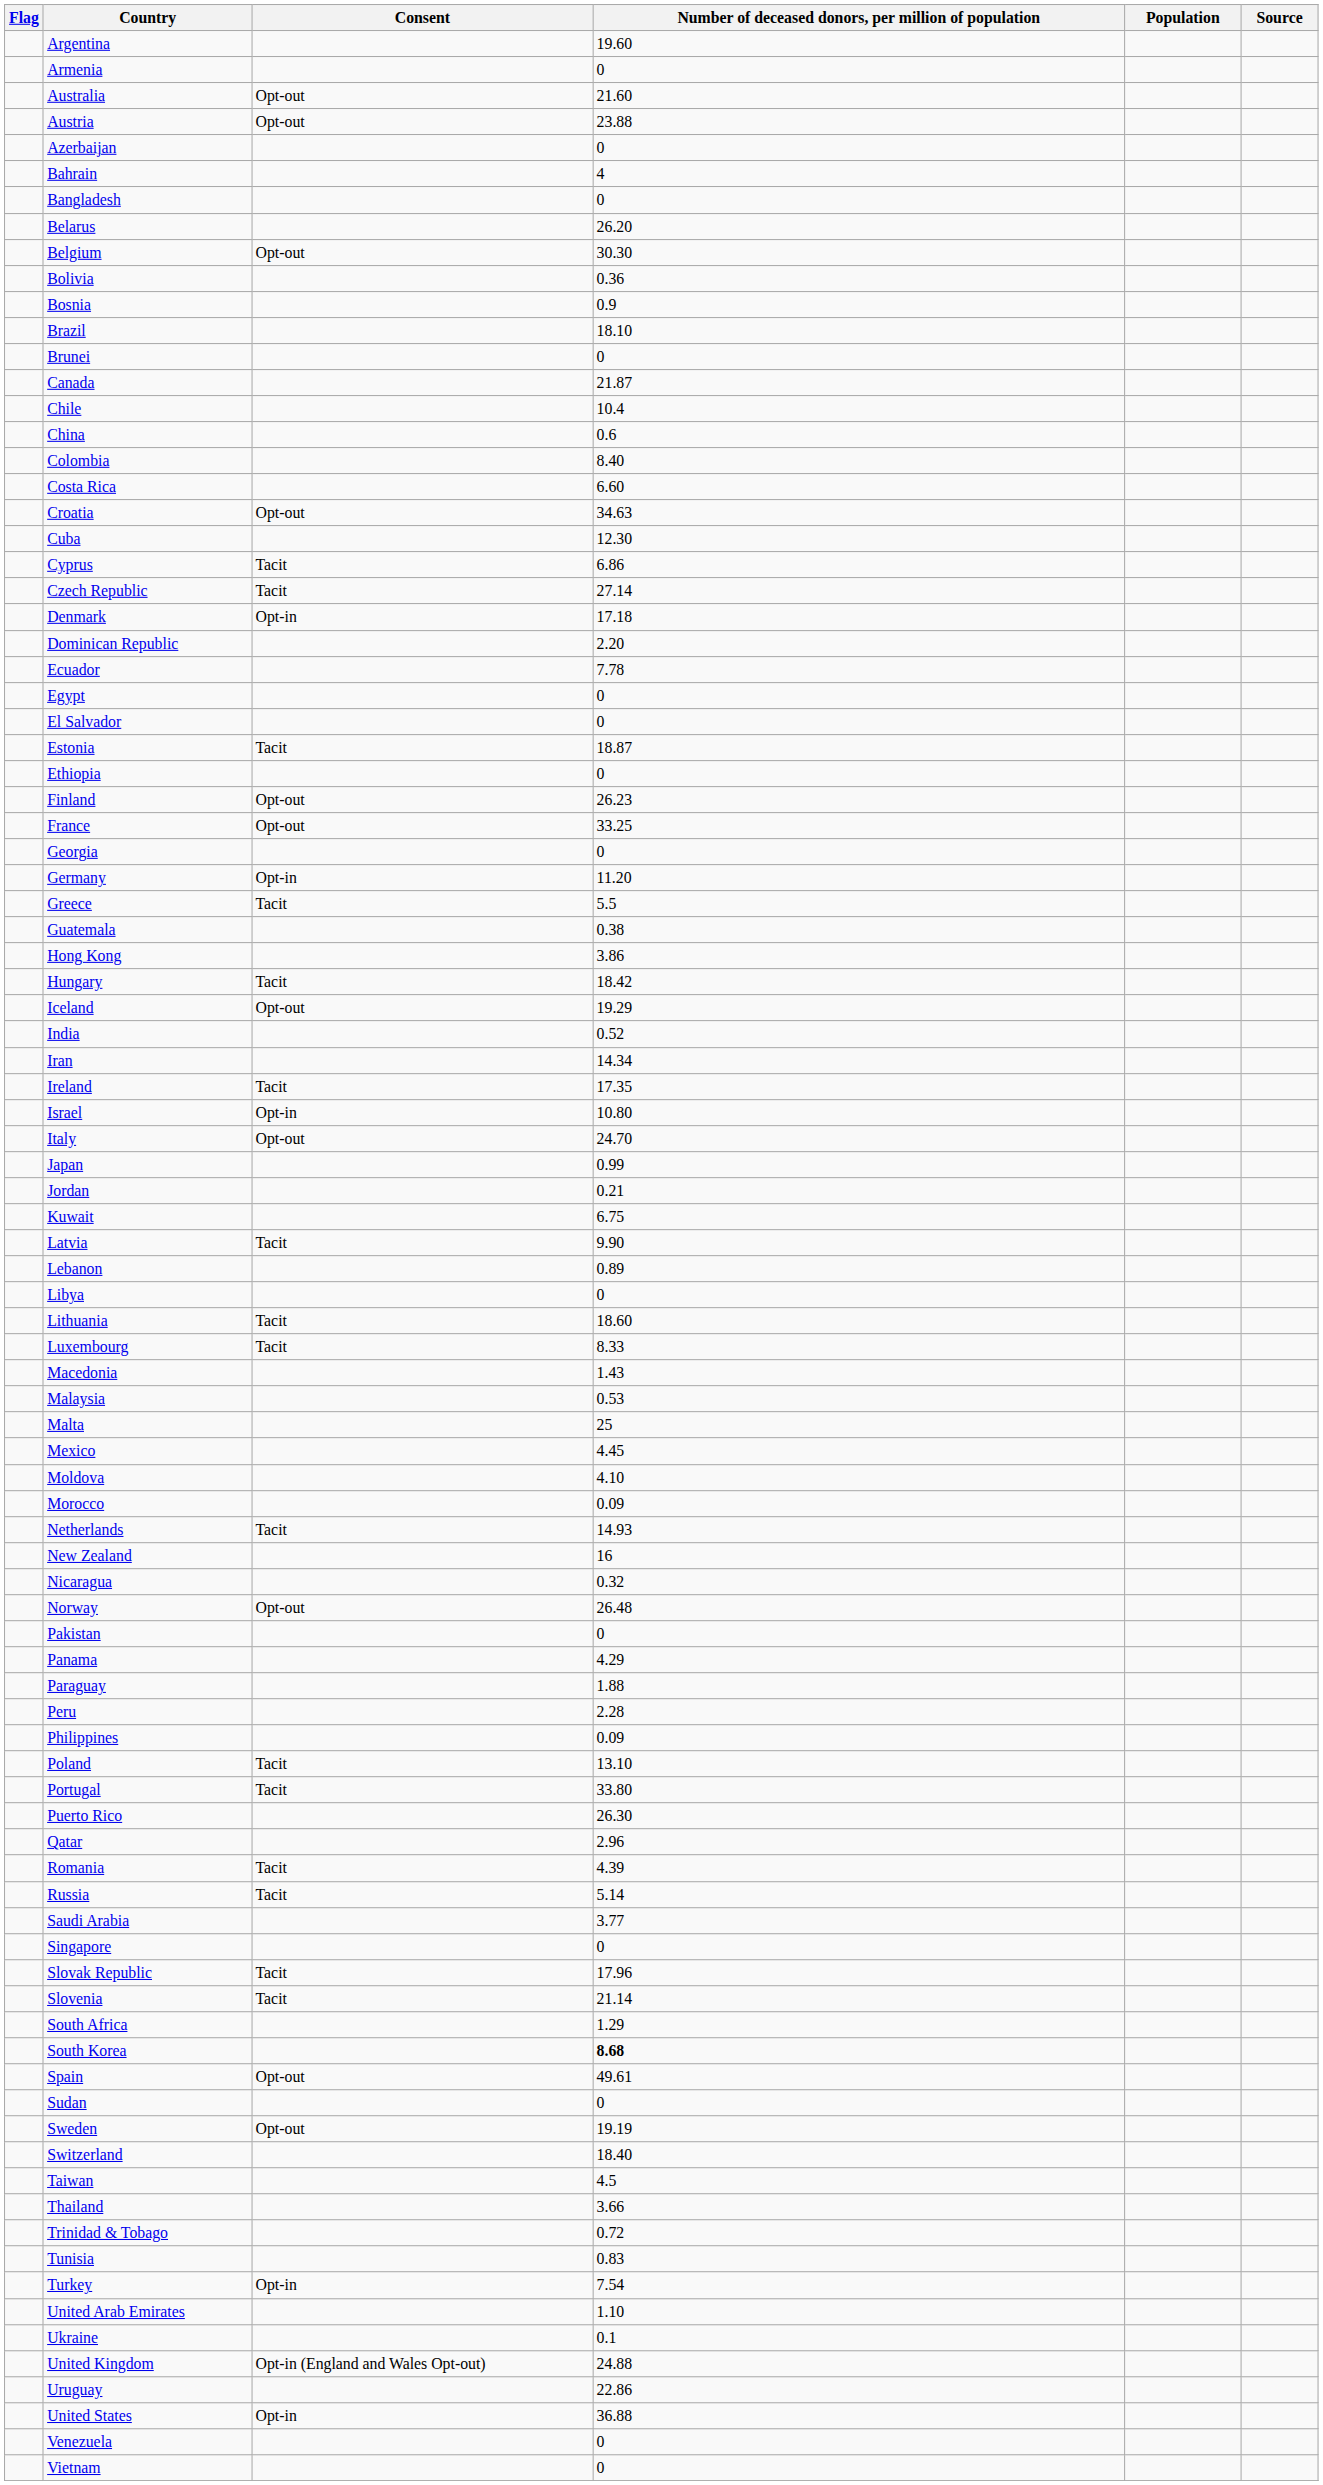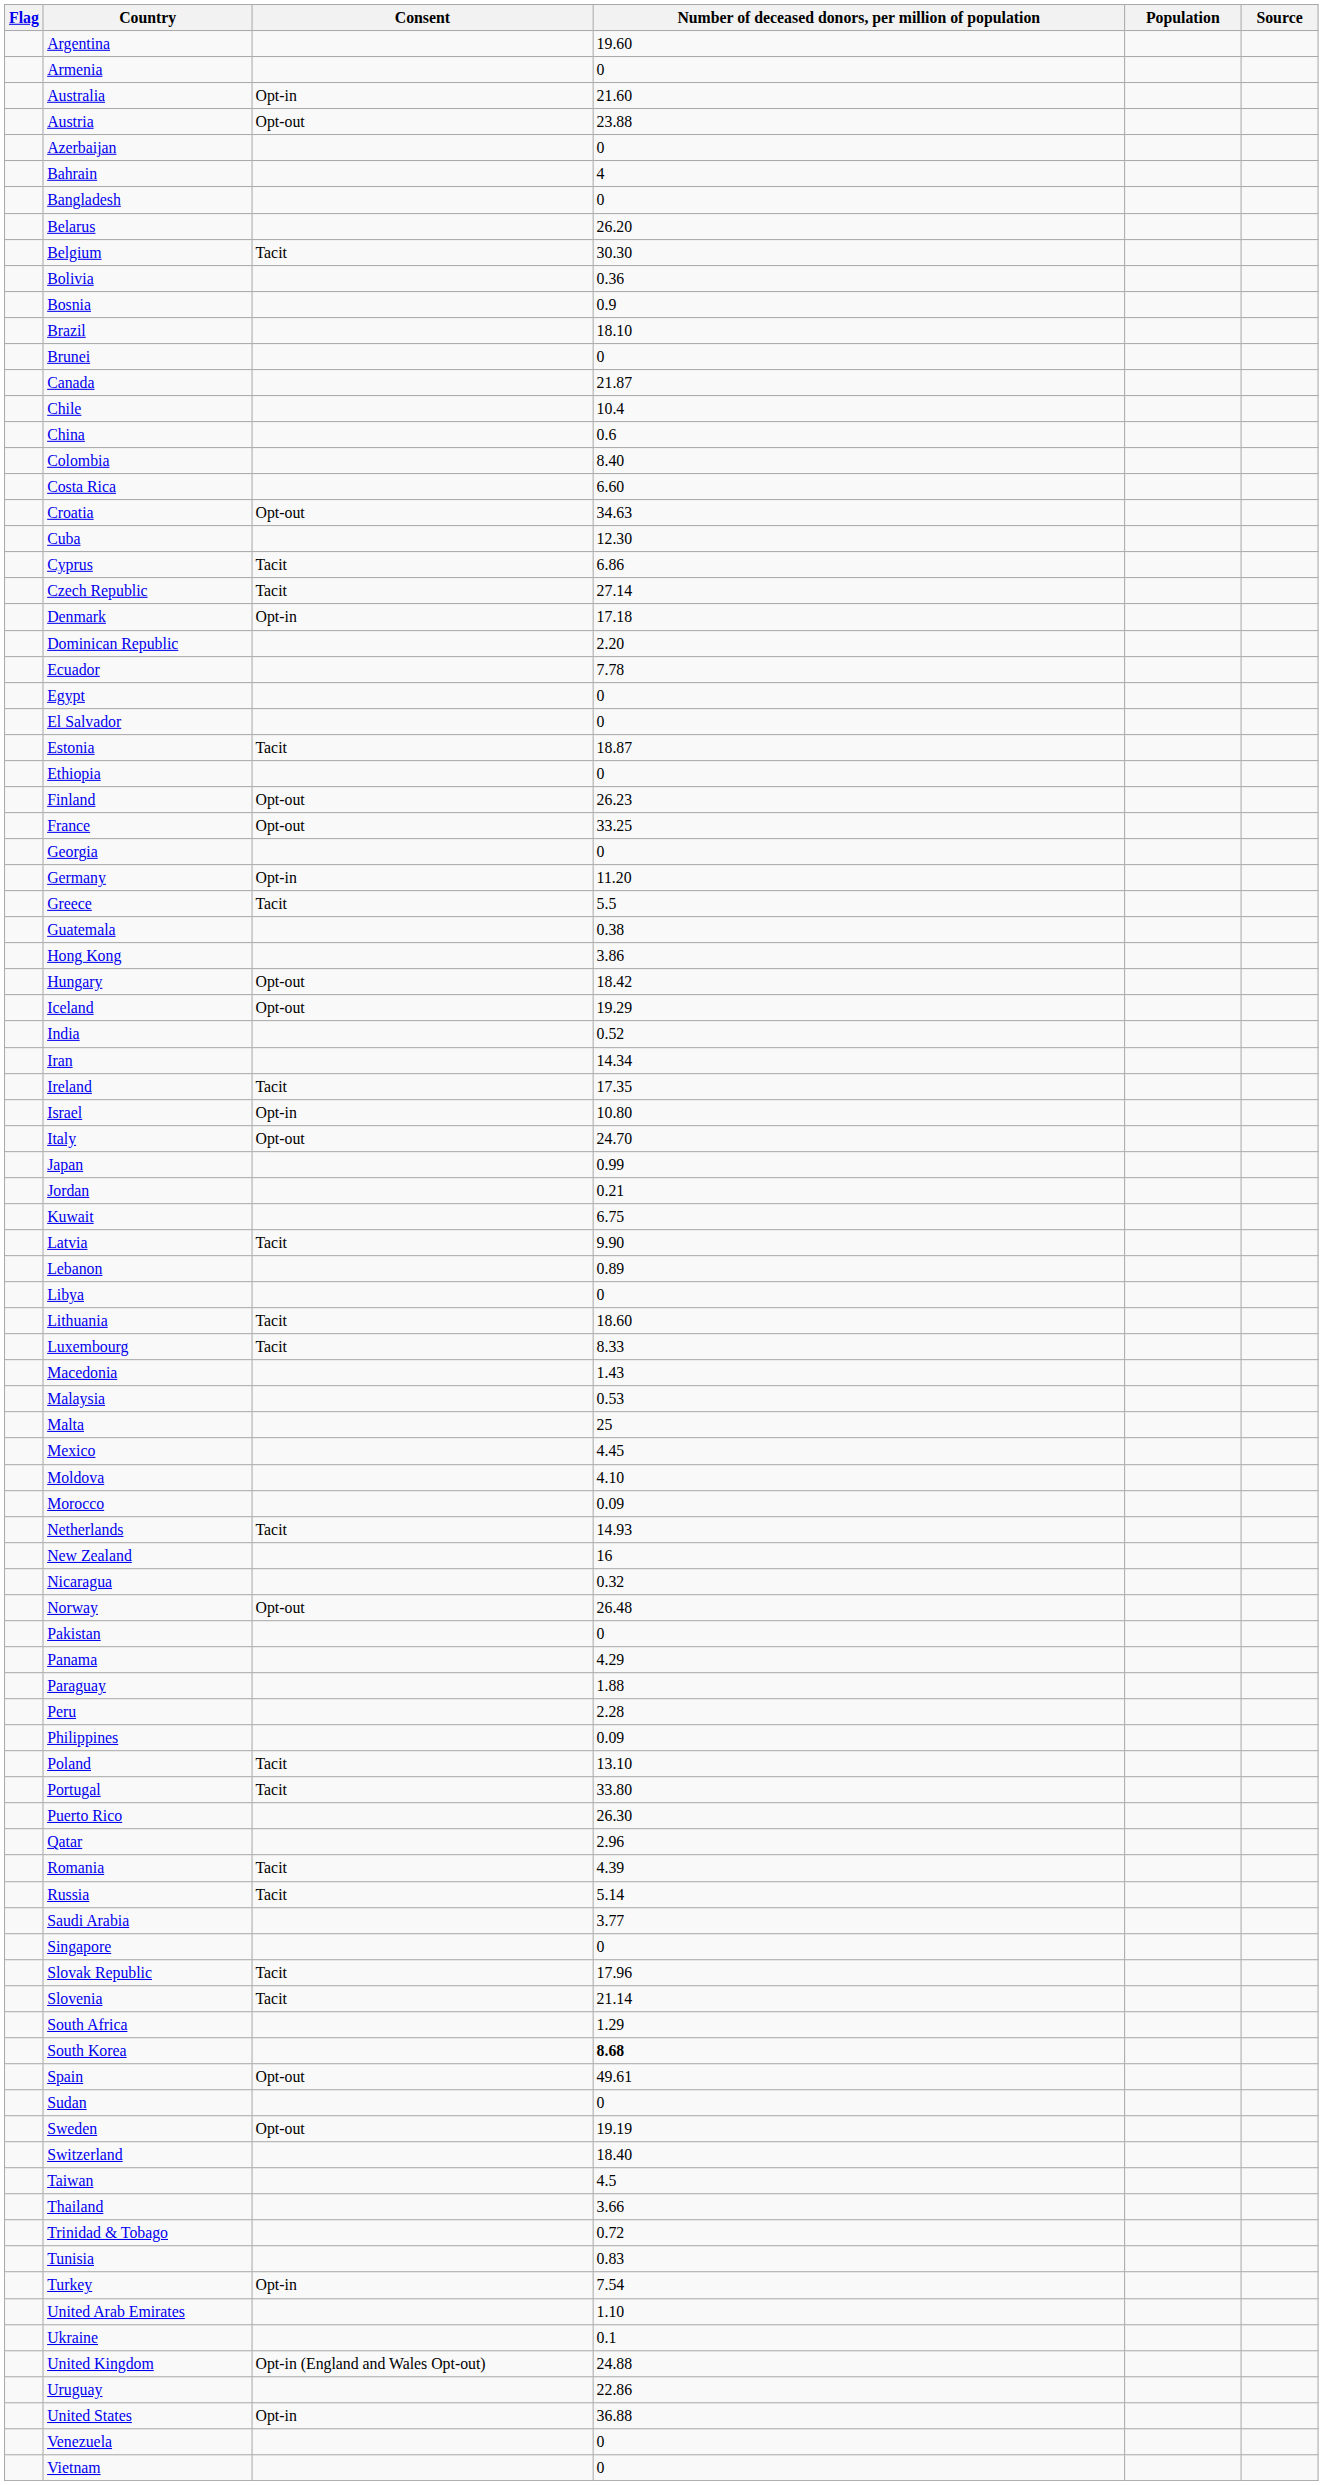(280, 95) Opt-out -> (276, 95) Opt-in
(280, 252) Opt-out -> (271, 252) Tacit
(271, 982) Tacit -> (280, 982) Opt-out
